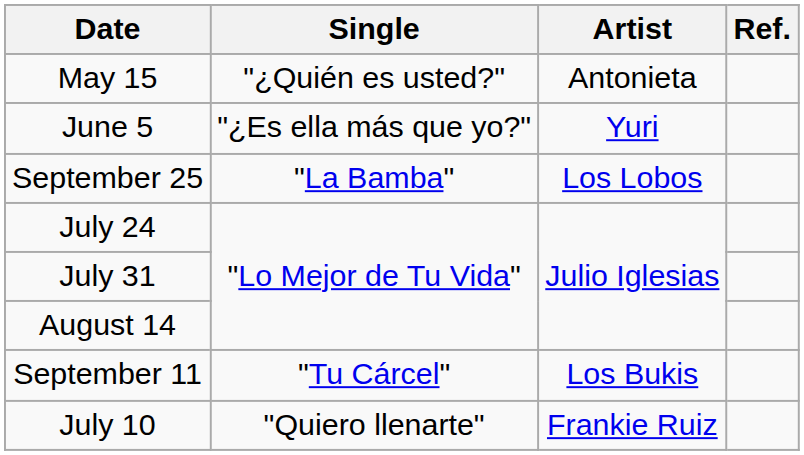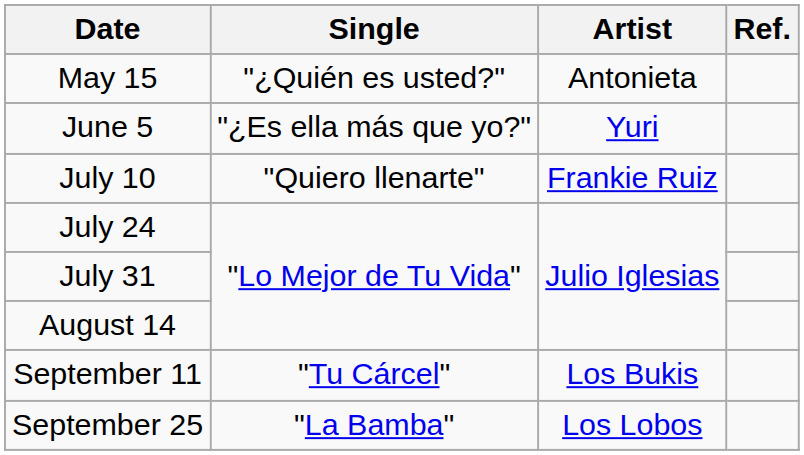rows swapped: (108, 423) <-> (108, 176)
